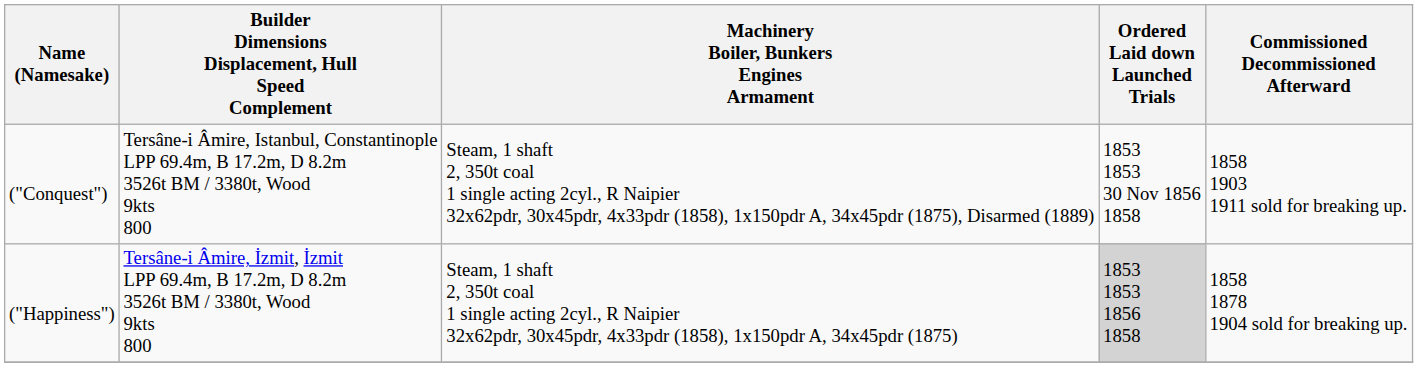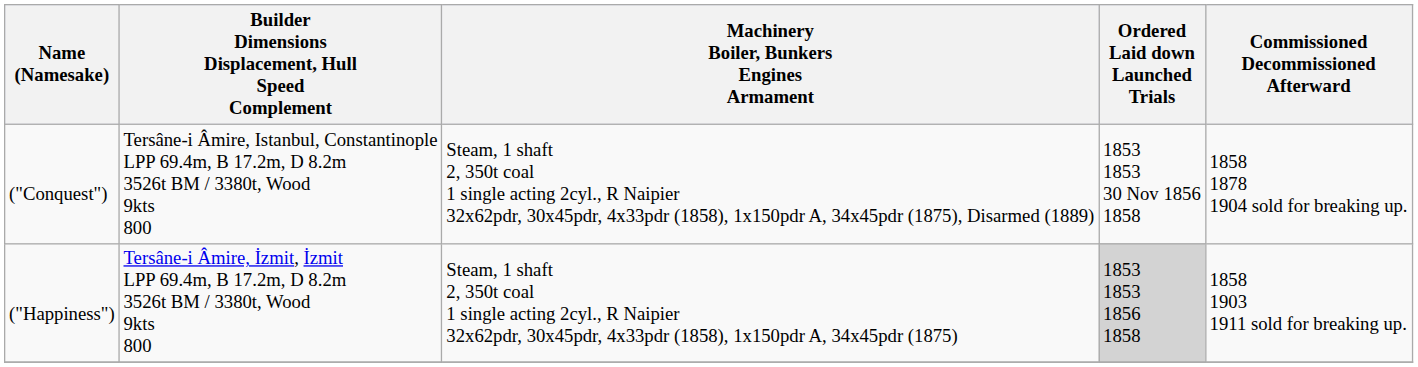(1308, 183) 1858 1903 1911 sold for breaking up. -> (1309, 183) 1858 1878 1904 sold for breaking up.
(1309, 303) 1858 1878 1904 sold for breaking up. -> (1308, 303) 1858 1903 1911 sold for breaking up.
